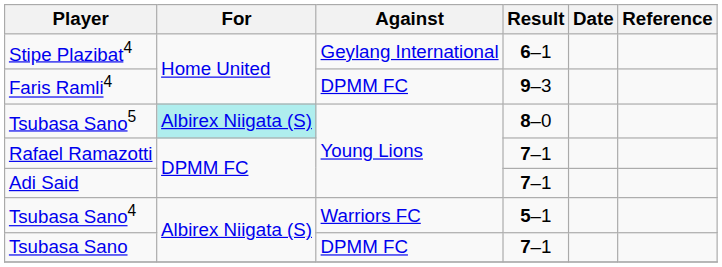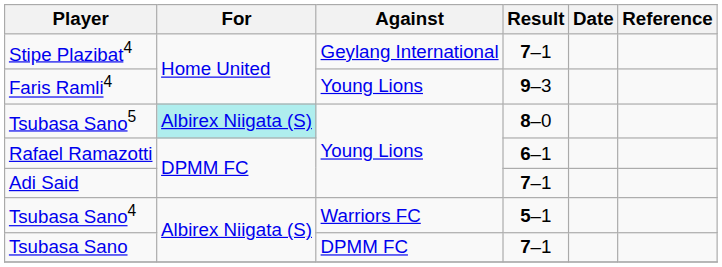(536, 51) 6–1 -> (536, 51) 7–1
(364, 86) DPMM FC -> (372, 86) Young Lions
(536, 153) 7–1 -> (536, 153) 6–1
